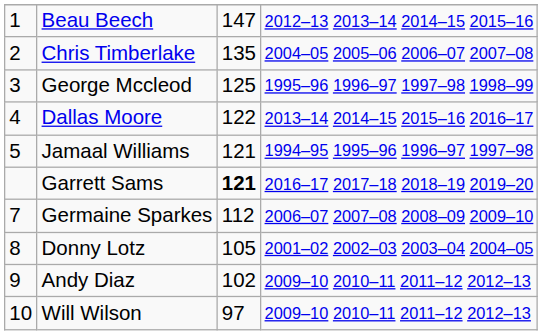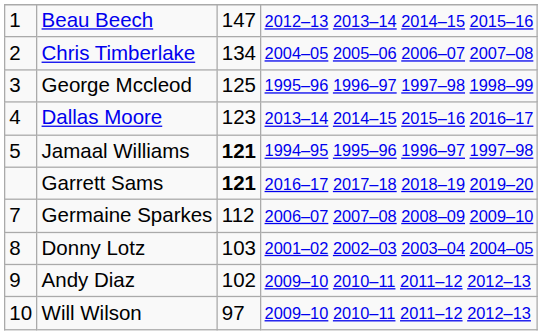(239, 53) 135 -> (239, 53) 134
(239, 118) 122 -> (239, 118) 123
(239, 150) normal -> (239, 150) bold
(239, 248) 105 -> (239, 248) 103
